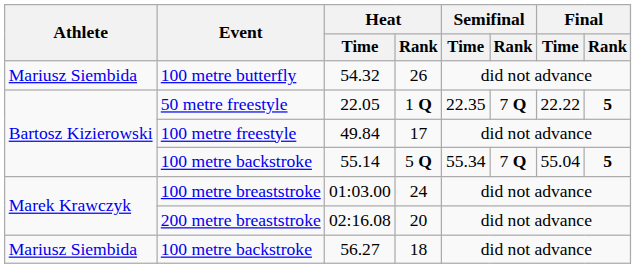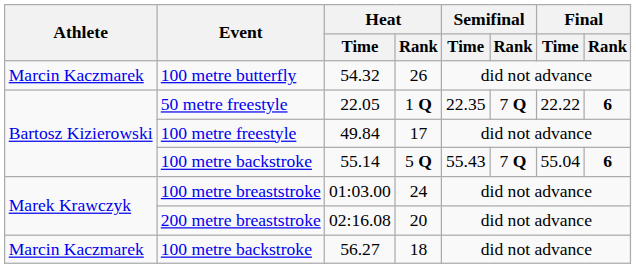(73, 75) Mariusz Siembida -> (76, 75) Marcin Kaczmarek
(608, 104) 5 -> (608, 104) 6
(466, 162) 55.34 -> (466, 162) 55.43
(608, 162) 5 -> (608, 162) 6
(73, 249) Mariusz Siembida -> (76, 249) Marcin Kaczmarek
